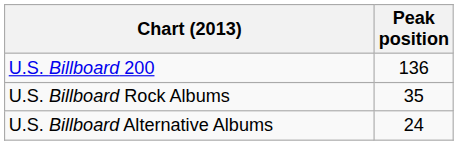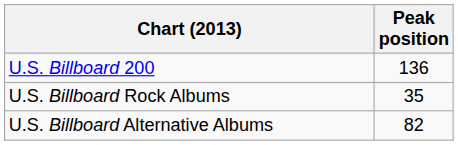(414, 125) 24 -> (414, 125) 82
